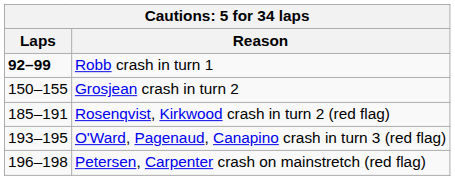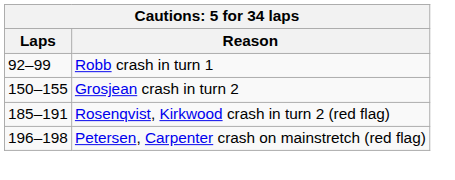(29, 65) bold -> (29, 65) normal
- row: (261, 138)
